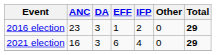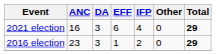rows swapped: (36, 27) <-> (36, 43)
